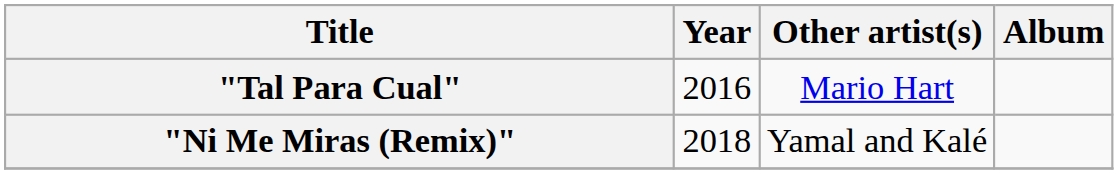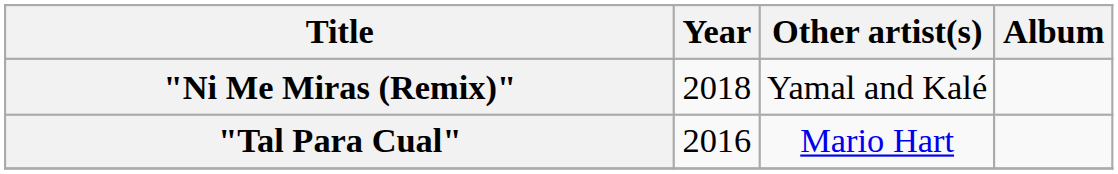rows swapped: (340, 86) <-> (340, 140)
